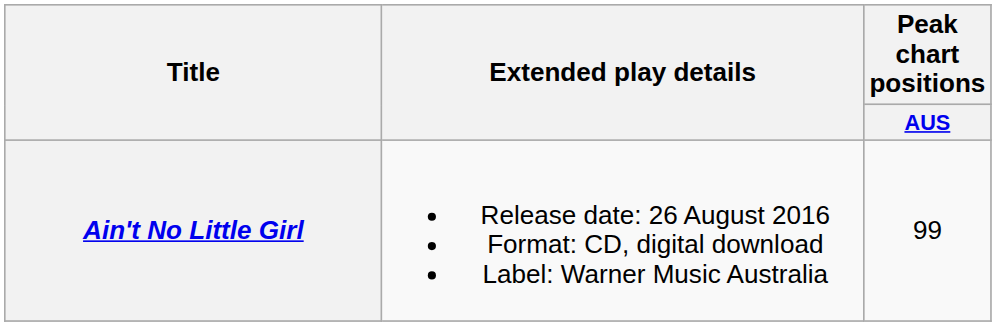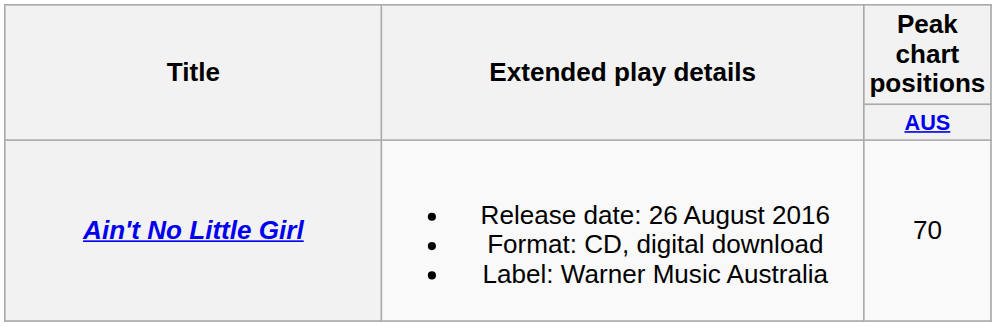(927, 230) 99 -> (927, 230) 70
